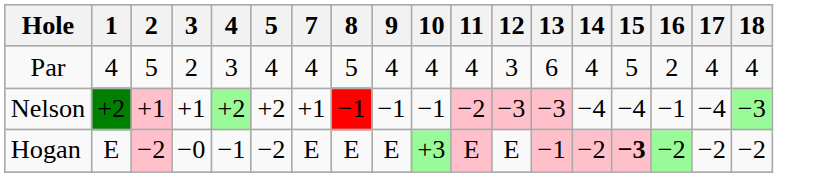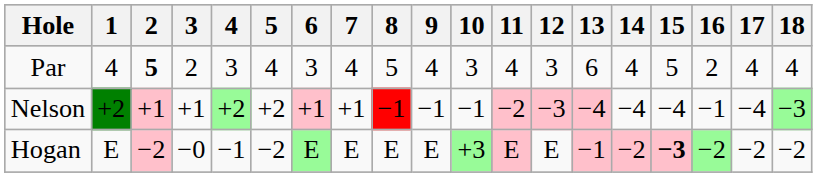+ column: (311, 25)
(151, 66) normal -> (151, 66) bold
(431, 66) 4 -> (472, 66) 3
(552, 108) −3 -> (592, 108) −4
